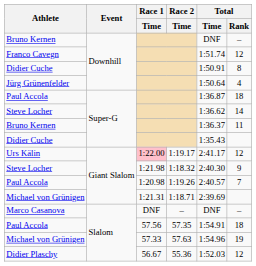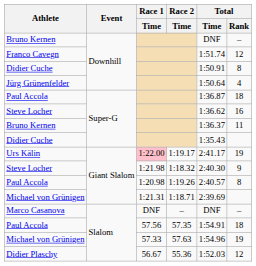(239, 111) 14 -> (239, 111) 16
(239, 154) 12 -> (239, 154) 19
(239, 183) 7 -> (239, 183) 8
